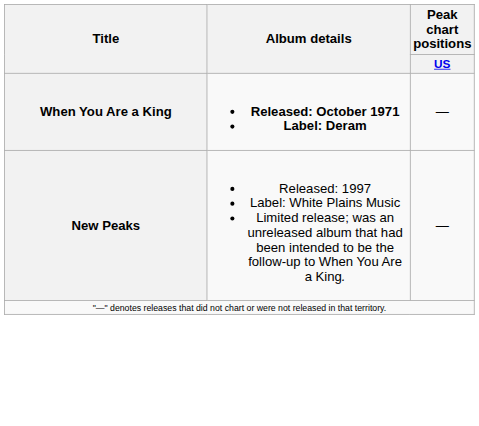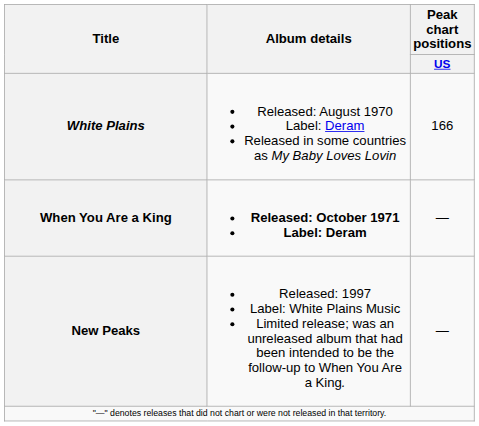+ row: (106, 126)
